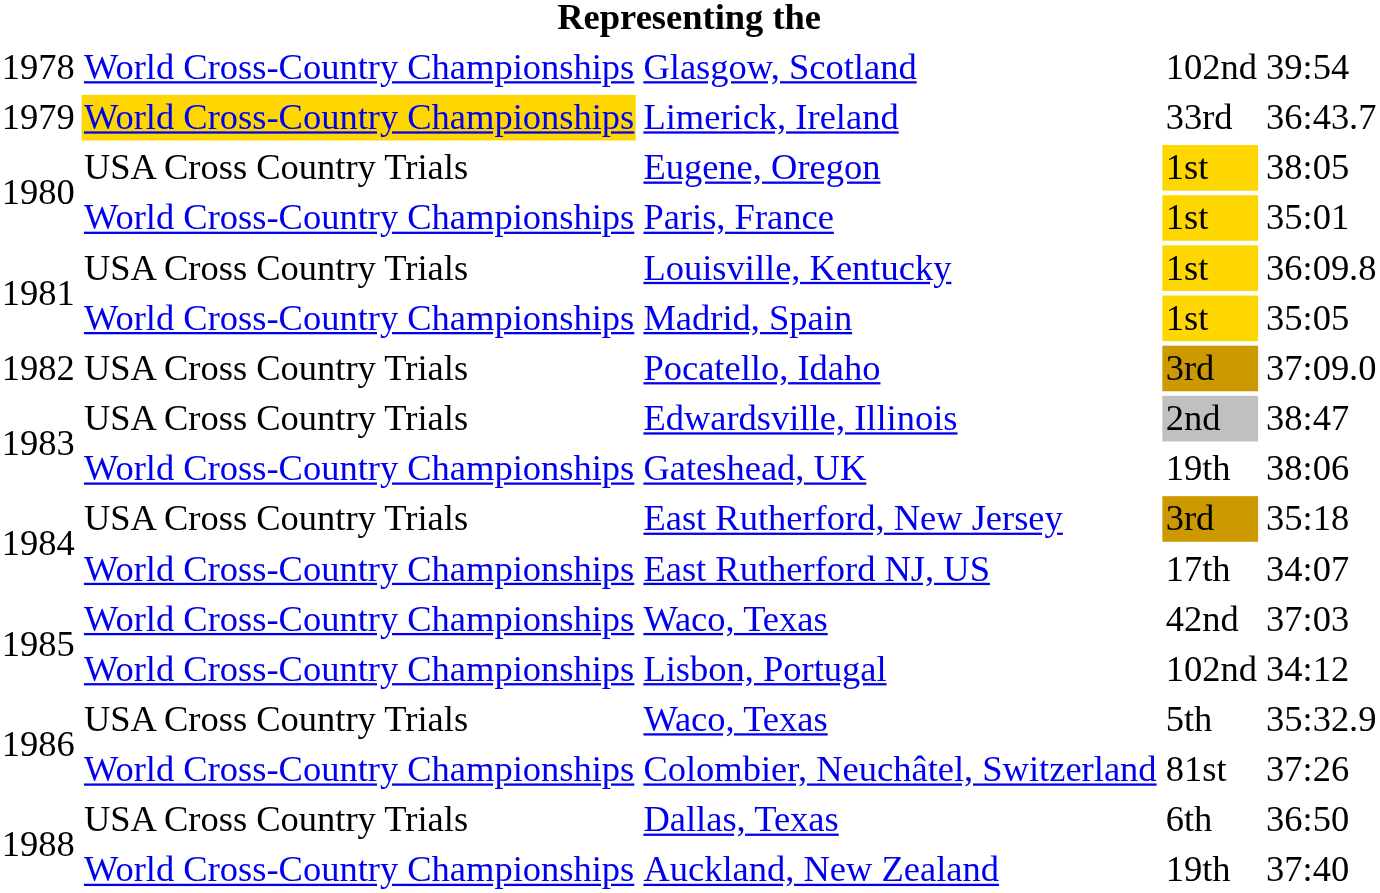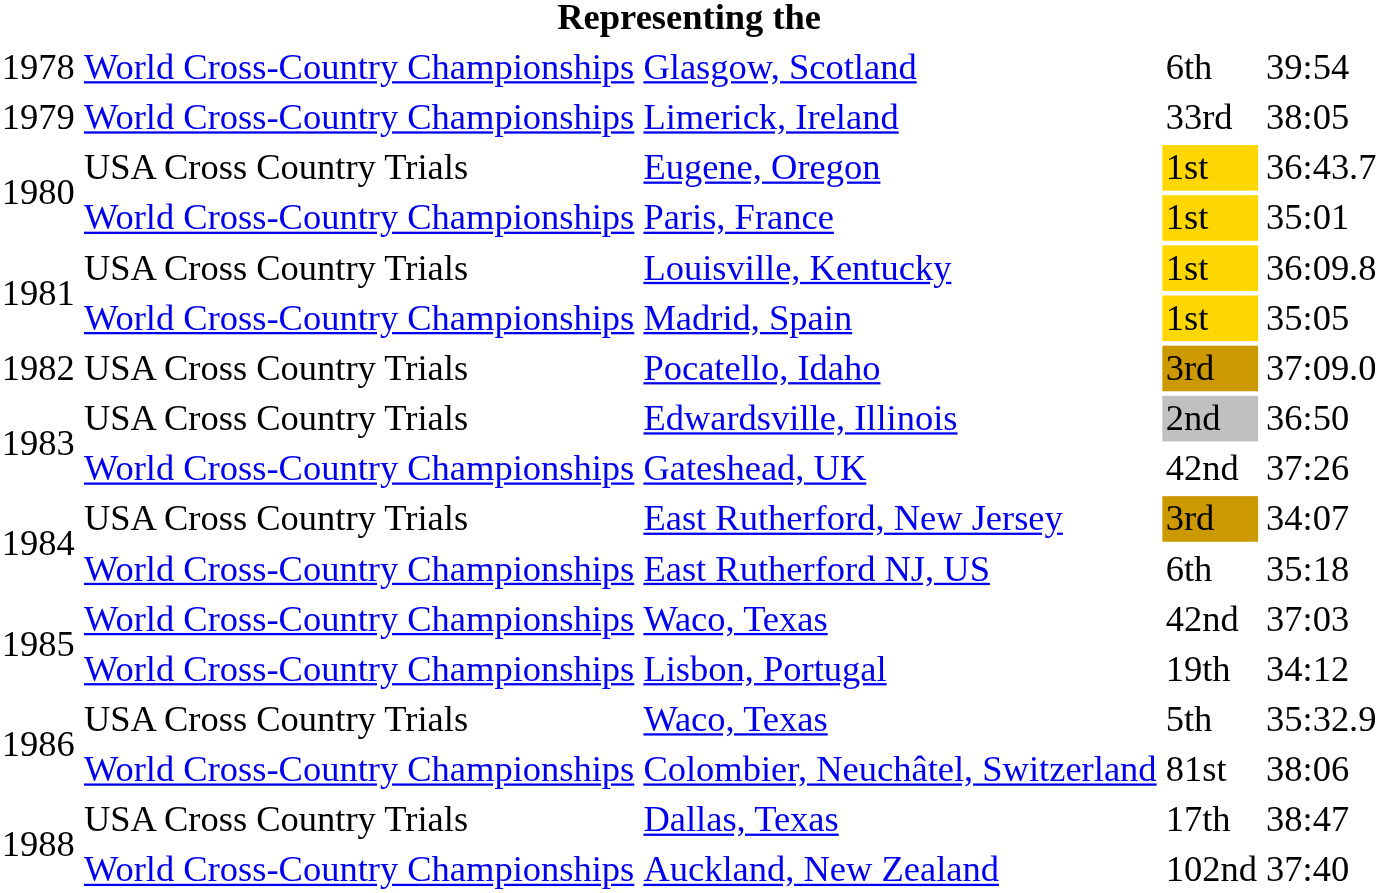(1211, 66) 102nd -> (1189, 66) 6th
(359, 117) gold background -> (359, 117) no background
(1321, 117) 36:43.7 -> (1308, 117) 38:05
(1308, 167) 38:05 -> (1321, 167) 36:43.7
(1308, 418) 38:47 -> (1308, 418) 36:50
(1198, 468) 19th -> (1202, 468) 42nd
(1308, 468) 38:06 -> (1308, 468) 37:26
(1308, 518) 35:18 -> (1308, 518) 34:07
(1198, 568) 17th -> (1189, 568) 6th
(1308, 568) 34:07 -> (1308, 568) 35:18
(1211, 668) 102nd -> (1198, 668) 19th
(1308, 769) 37:26 -> (1308, 769) 38:06
(1189, 819) 6th -> (1198, 819) 17th
(1308, 819) 36:50 -> (1308, 819) 38:47
(1198, 869) 19th -> (1211, 869) 102nd
